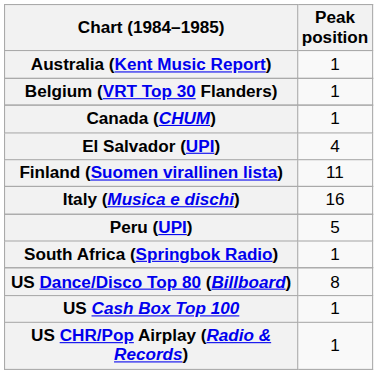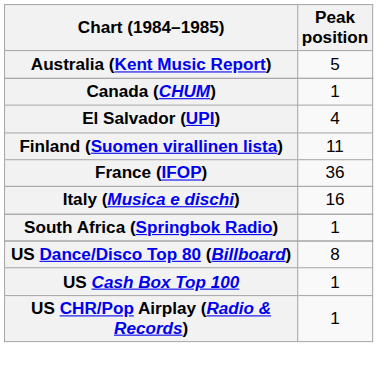(335, 64) 1 -> (335, 64) 5
- row: (151, 91)
+ row: (151, 173)
- row: (151, 227)
